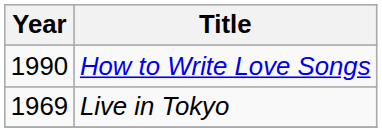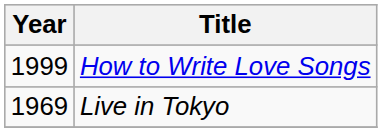(39, 65) 1990 -> (39, 65) 1999
